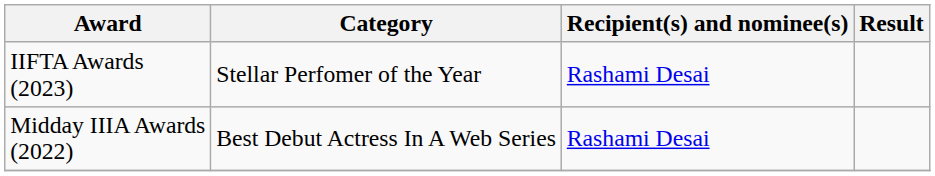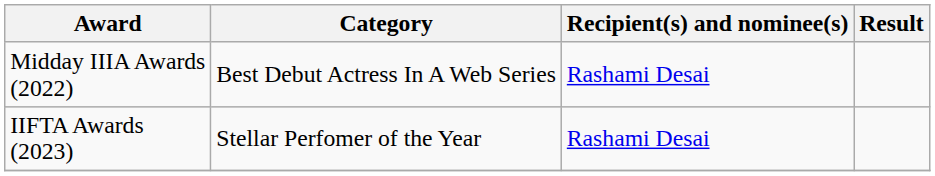rows swapped: (108, 138) <-> (77, 74)
